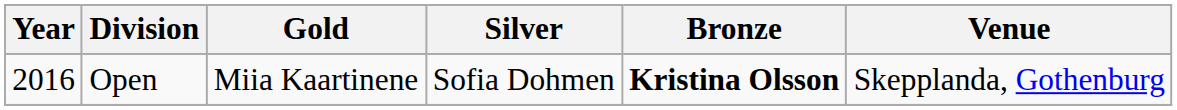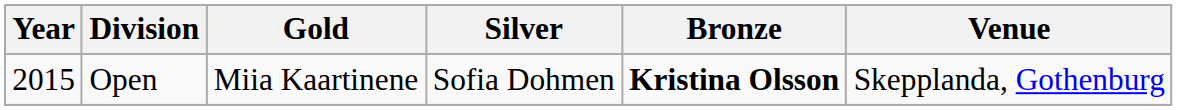(44, 79) 2016 -> (44, 79) 2015
